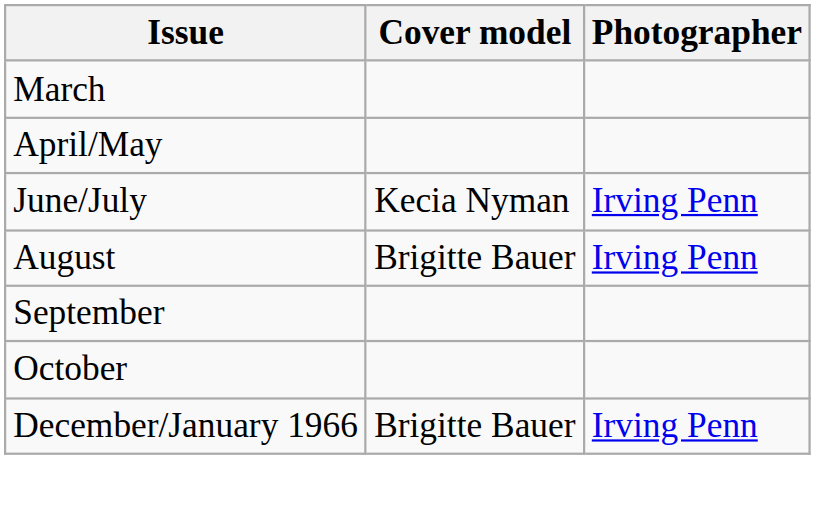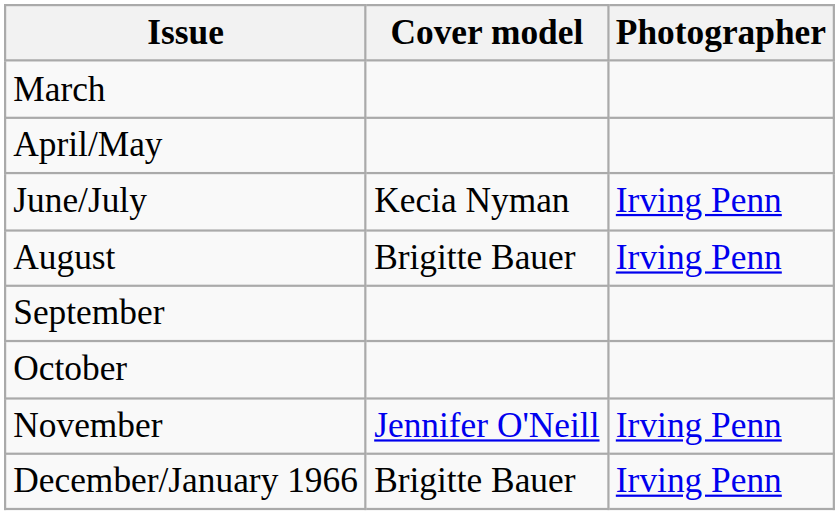+ row: (88, 425)
